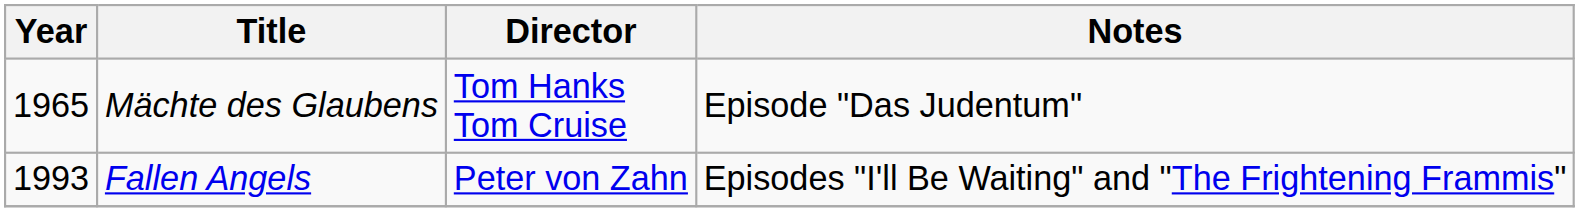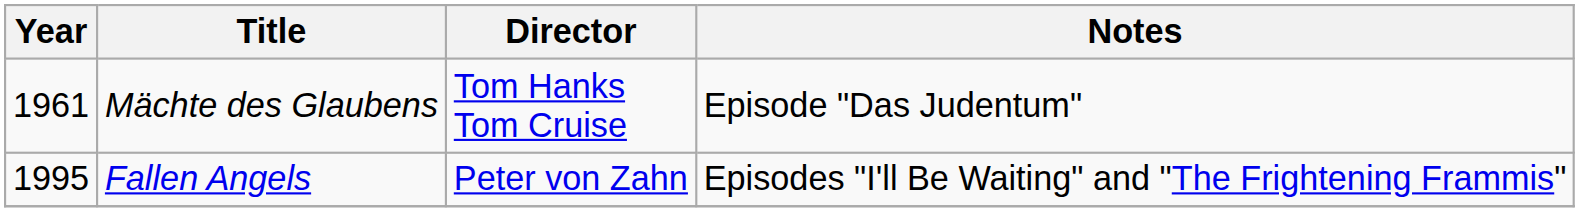(51, 105) 1965 -> (51, 105) 1961
(51, 178) 1993 -> (51, 178) 1995
